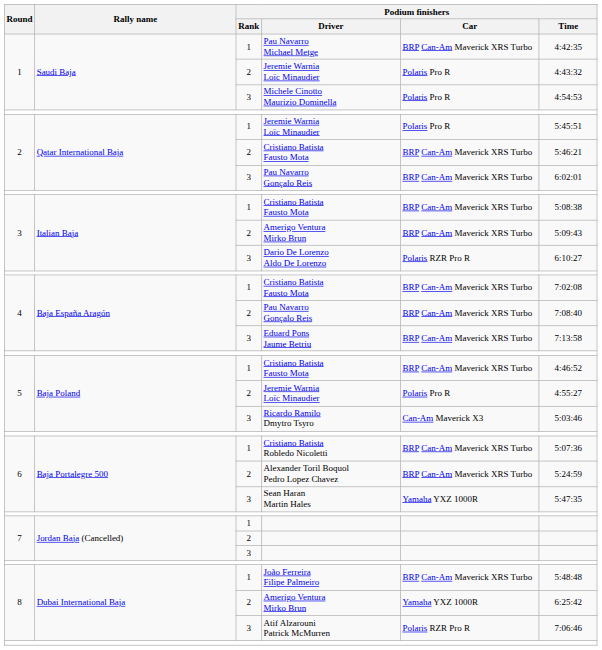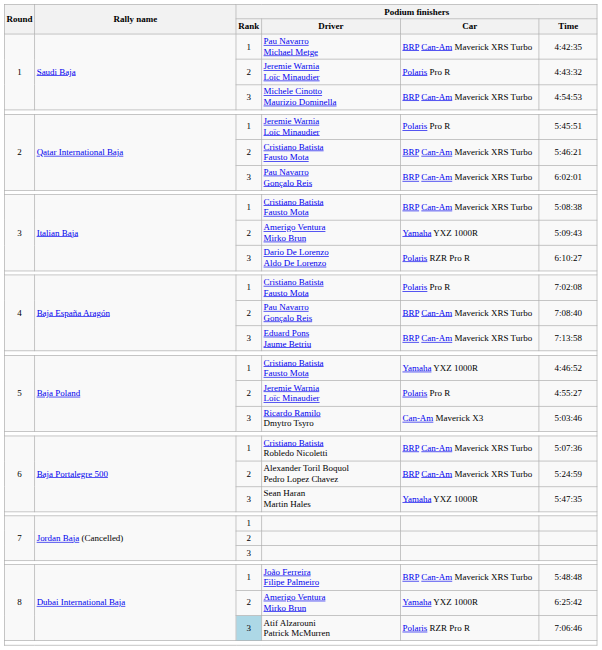(426, 97) Polaris Pro R -> (467, 97) BRP Can-Am Maverick XRS Turbo
(467, 232) BRP Can-Am Maverick XRS Turbo -> (440, 232) Yamaha YXZ 1000R
(467, 287) BRP Can-Am Maverick XRS Turbo -> (426, 287) Polaris Pro R
(467, 367) BRP Can-Am Maverick XRS Turbo -> (440, 367) Yamaha YXZ 1000R
(249, 627) no background -> (249, 627) lightblue background
